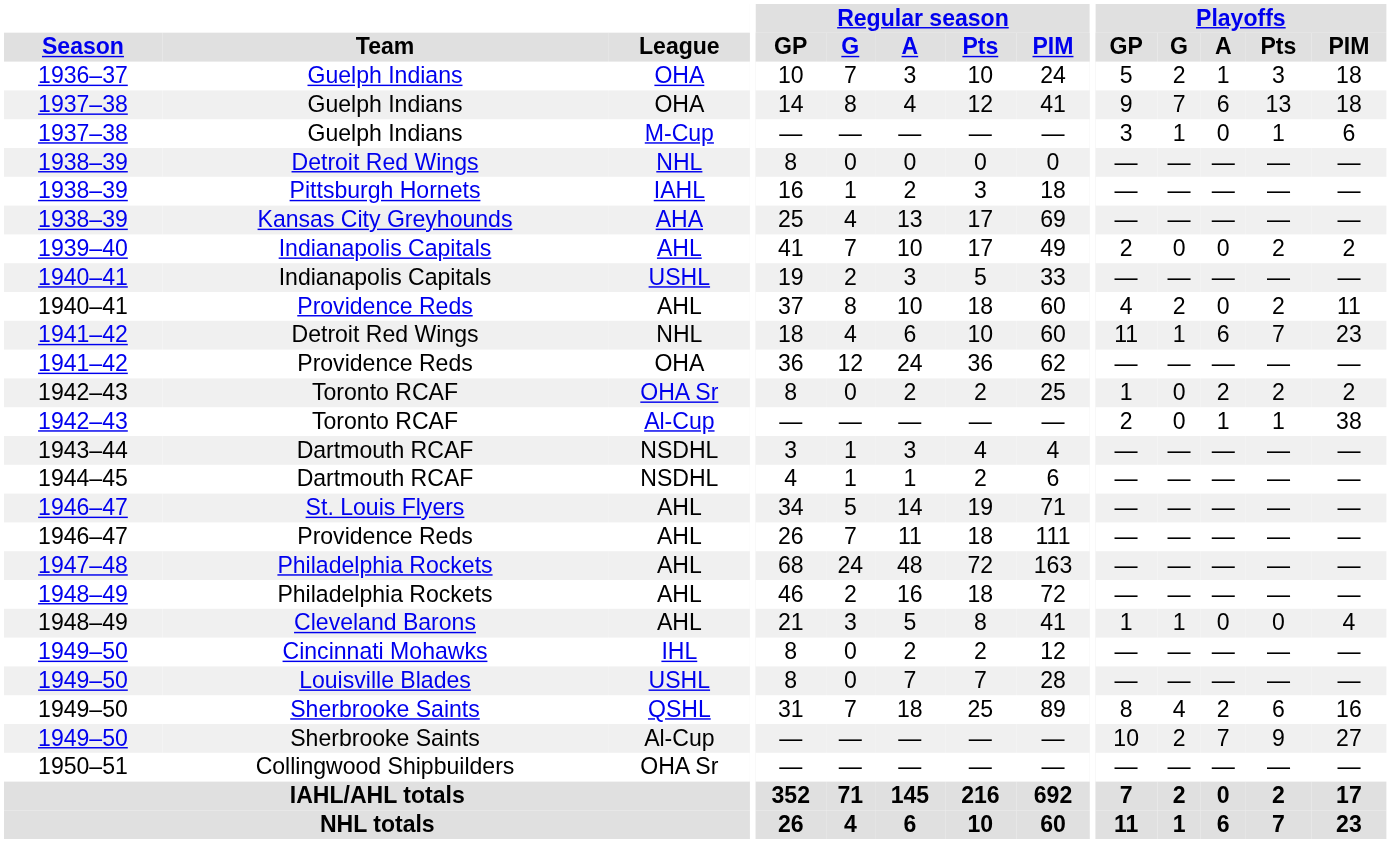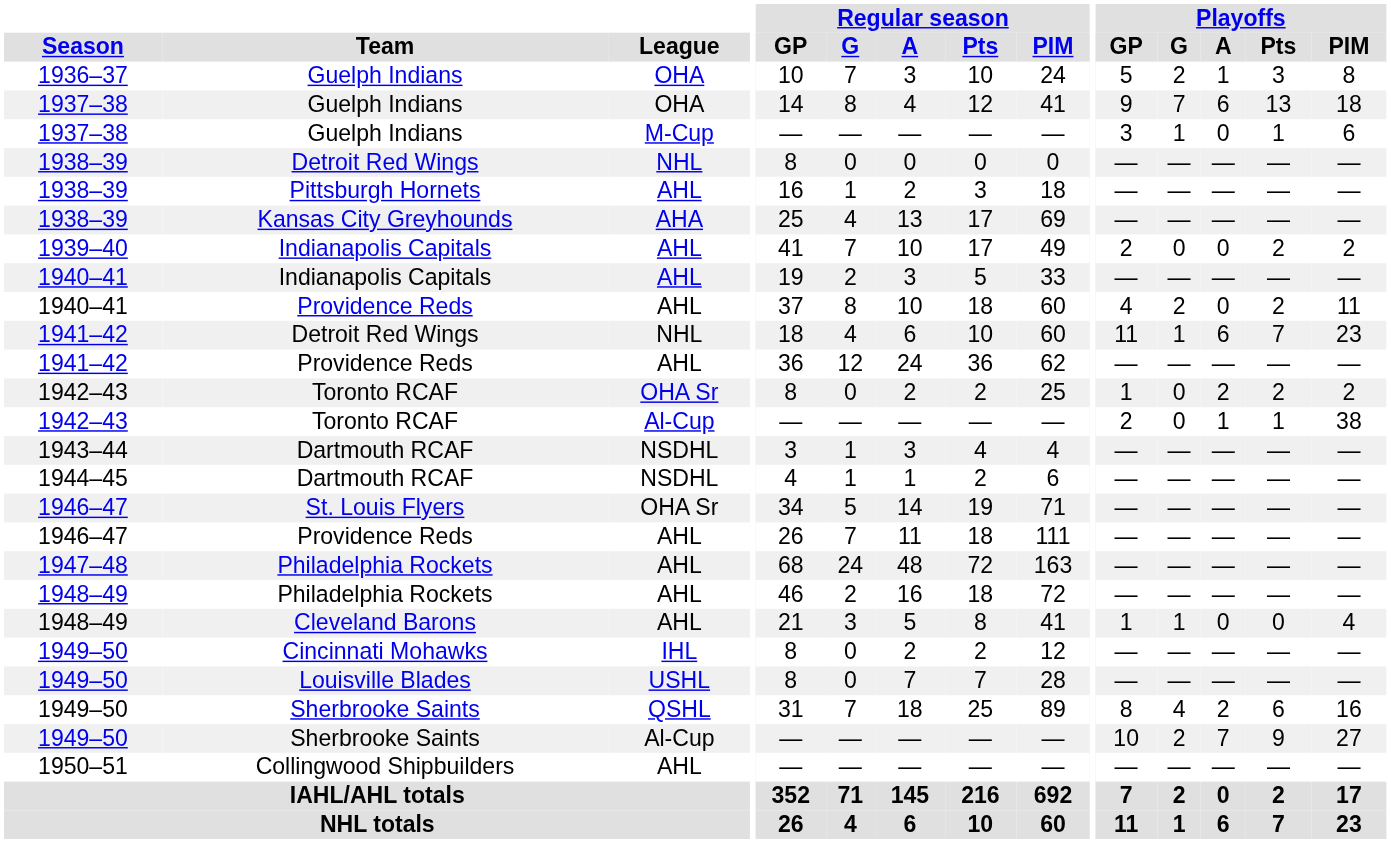(1349, 75) 18 -> (1349, 75) 8
(679, 190) IAHL -> (679, 190) AHL
(679, 277) USHL -> (679, 277) AHL
(679, 363) OHA -> (679, 363) AHL
(679, 507) AHL -> (679, 507) OHA Sr
(679, 766) OHA Sr -> (679, 766) AHL
